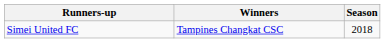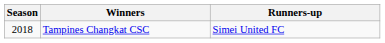columns swapped: (362, 12) <-> (89, 12)
